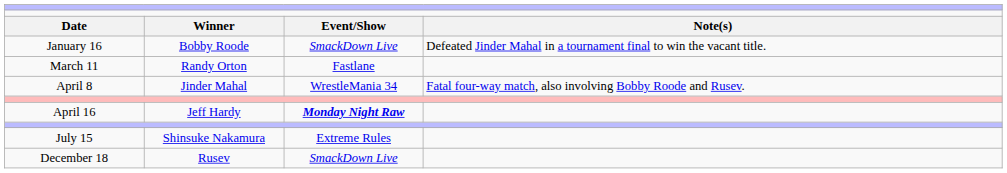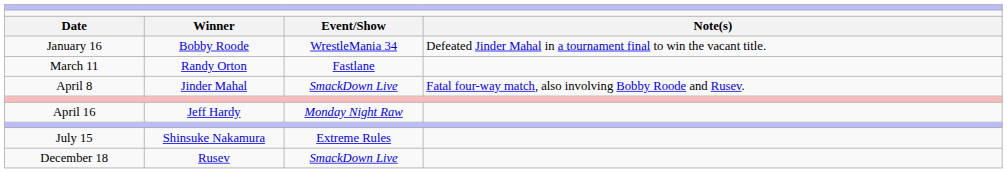(354, 46) SmackDown Live -> (354, 46) WrestleMania 34
(354, 86) WrestleMania 34 -> (354, 86) SmackDown Live
(354, 112) bold -> (354, 112) normal
